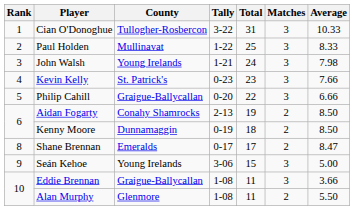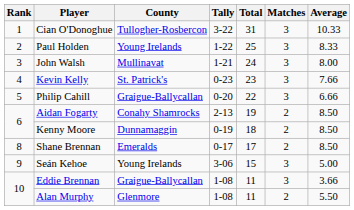(140, 46) Mullinavat -> (149, 46) Young Irelands
(149, 63) Young Irelands -> (140, 63) Mullinavat
(329, 63) 7.98 -> (329, 63) 8.00
(329, 146) 8.47 -> (329, 146) 8.50
